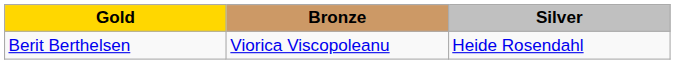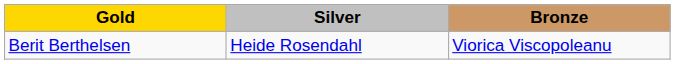columns swapped: (559, 18) <-> (337, 18)
